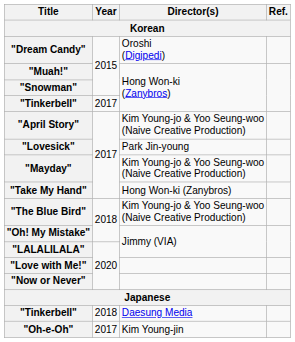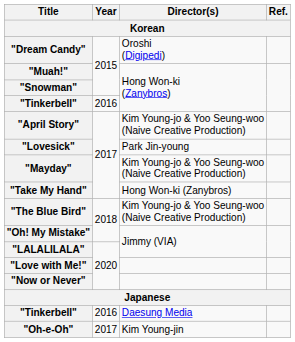(106, 103) 2017 -> (106, 103) 2016
(106, 313) 2018 -> (106, 313) 2016
